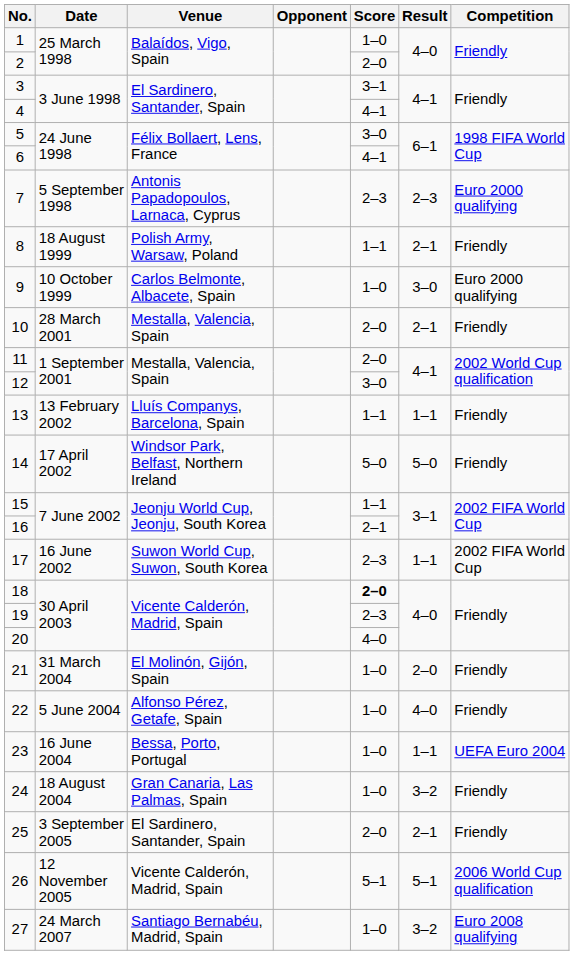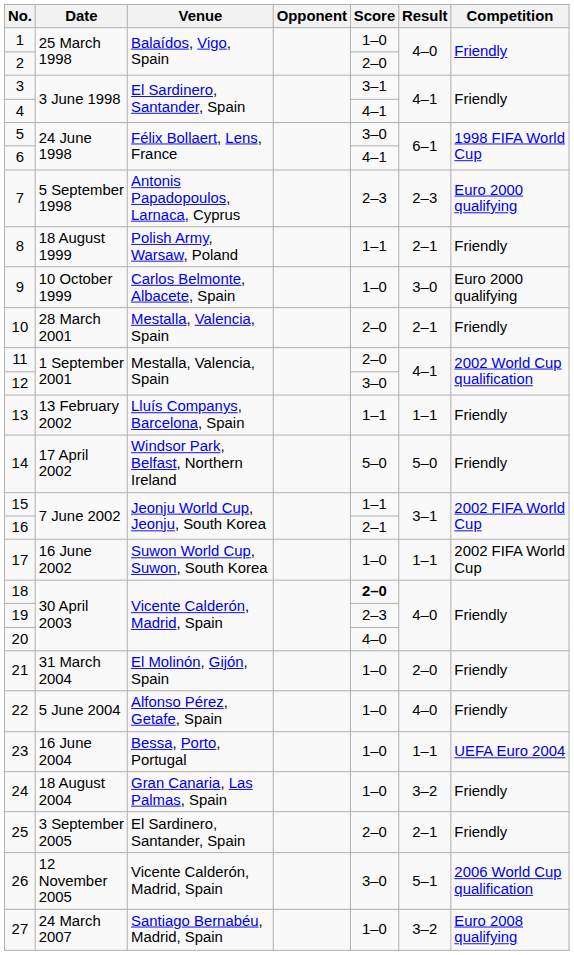(374, 559) 2–3 -> (374, 559) 1–0
(374, 880) 5–1 -> (374, 880) 3–0
